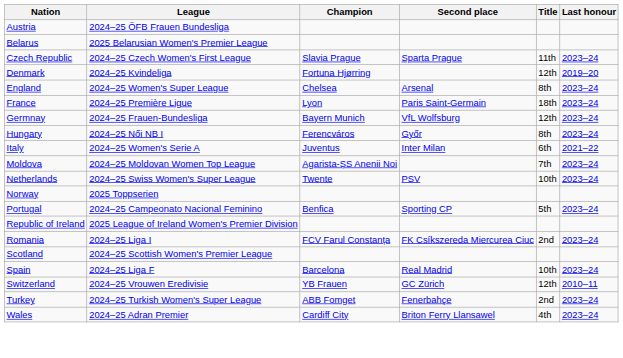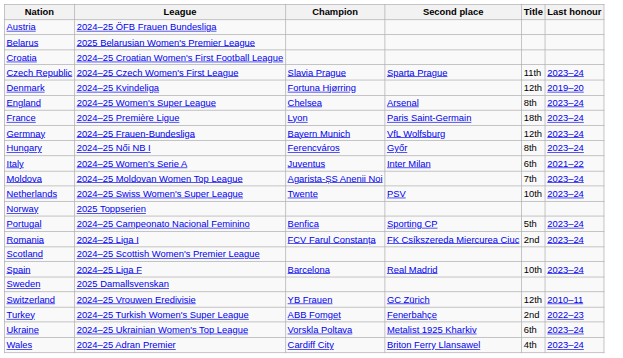+ row: (22, 57)
- row: (46, 224)
+ row: (23, 284)
(580, 300) 2023–24 -> (566, 315) 2022–23
+ row: (23, 330)
